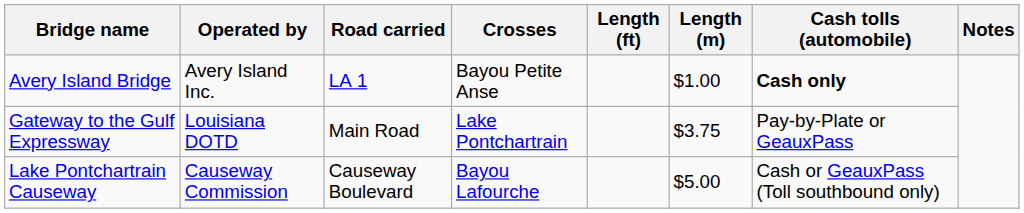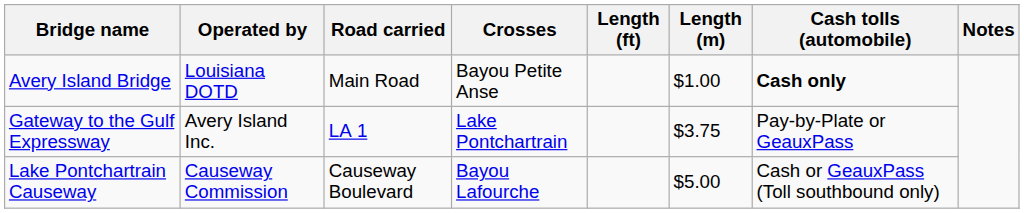(236, 80) Avery Island Inc. -> (225, 80) Louisiana DOTD
(348, 80) LA 1 -> (374, 80) Main Road
(225, 131) Louisiana DOTD -> (236, 131) Avery Island Inc.
(374, 131) Main Road -> (348, 131) LA 1
